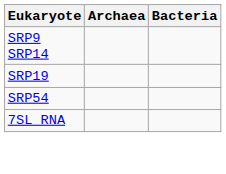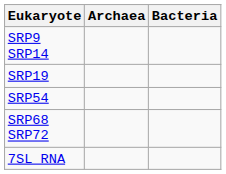+ row: (28, 128)
